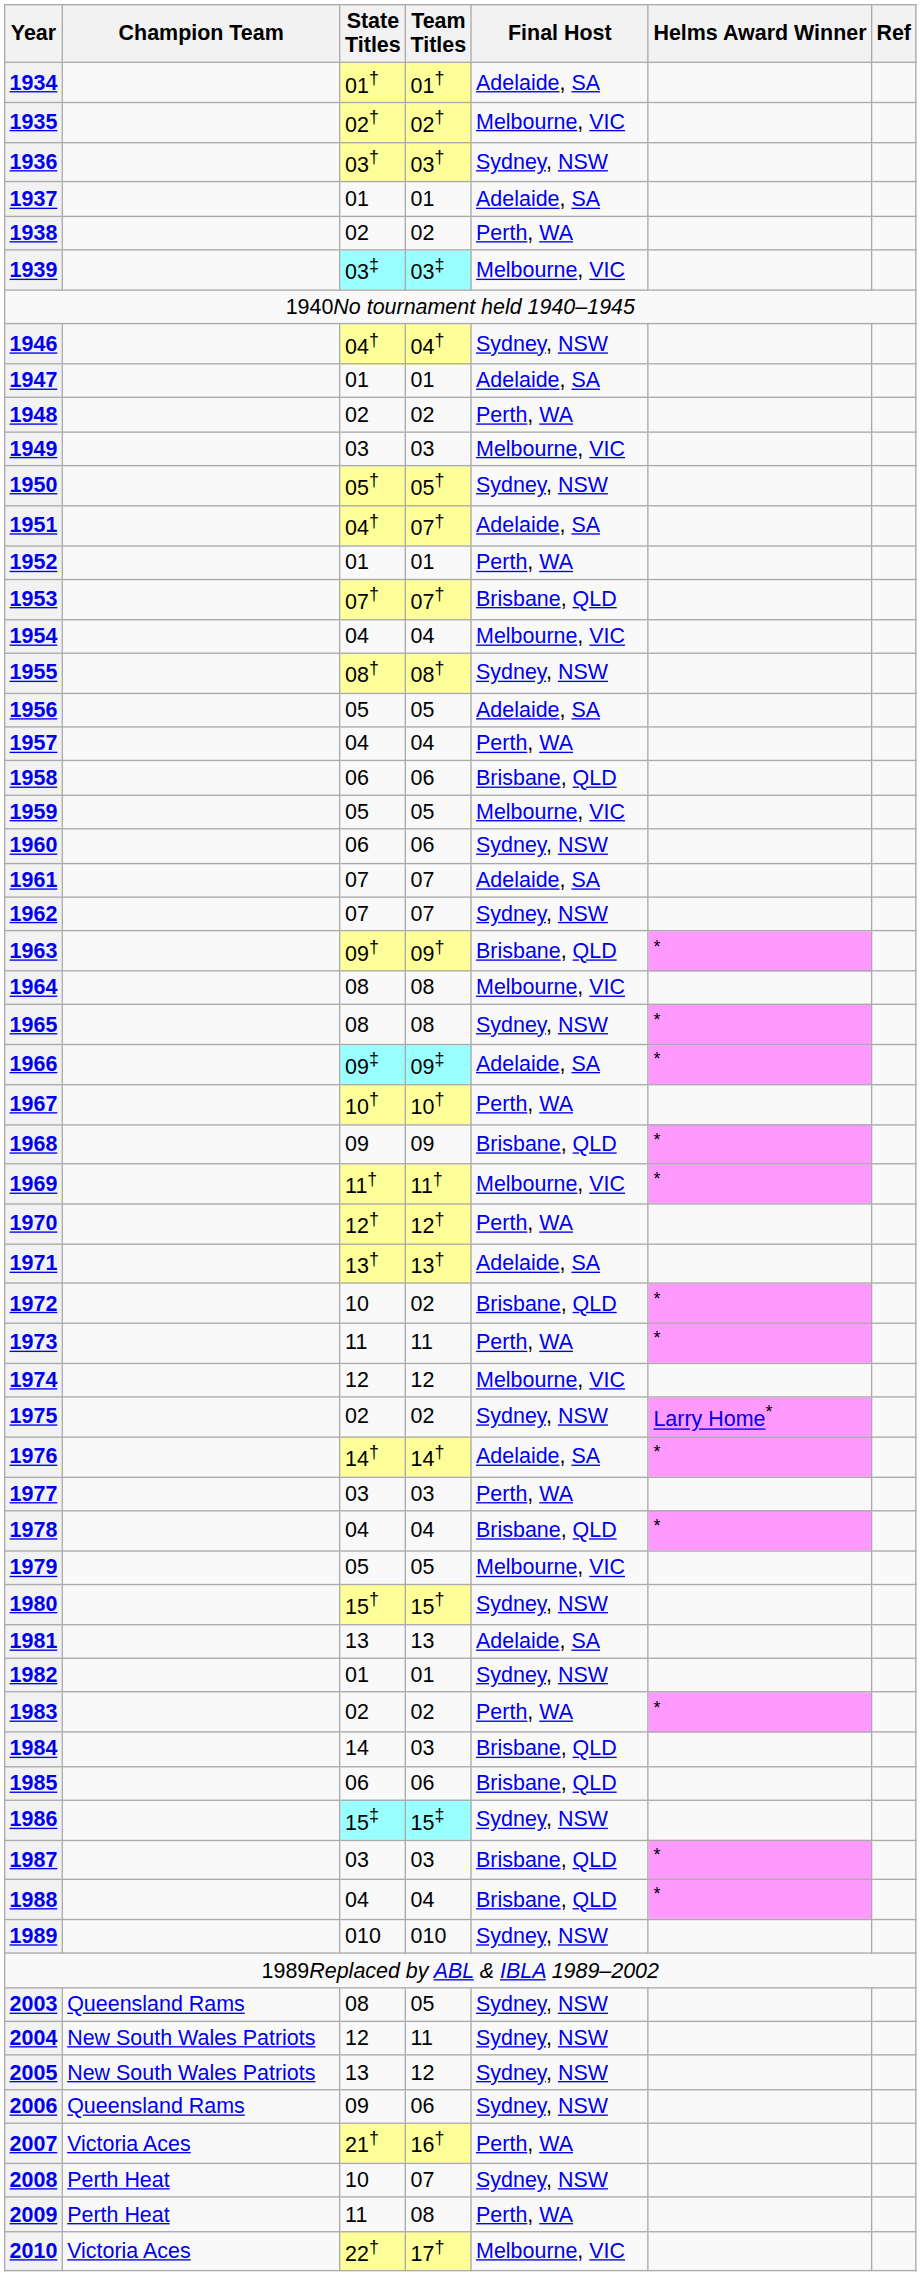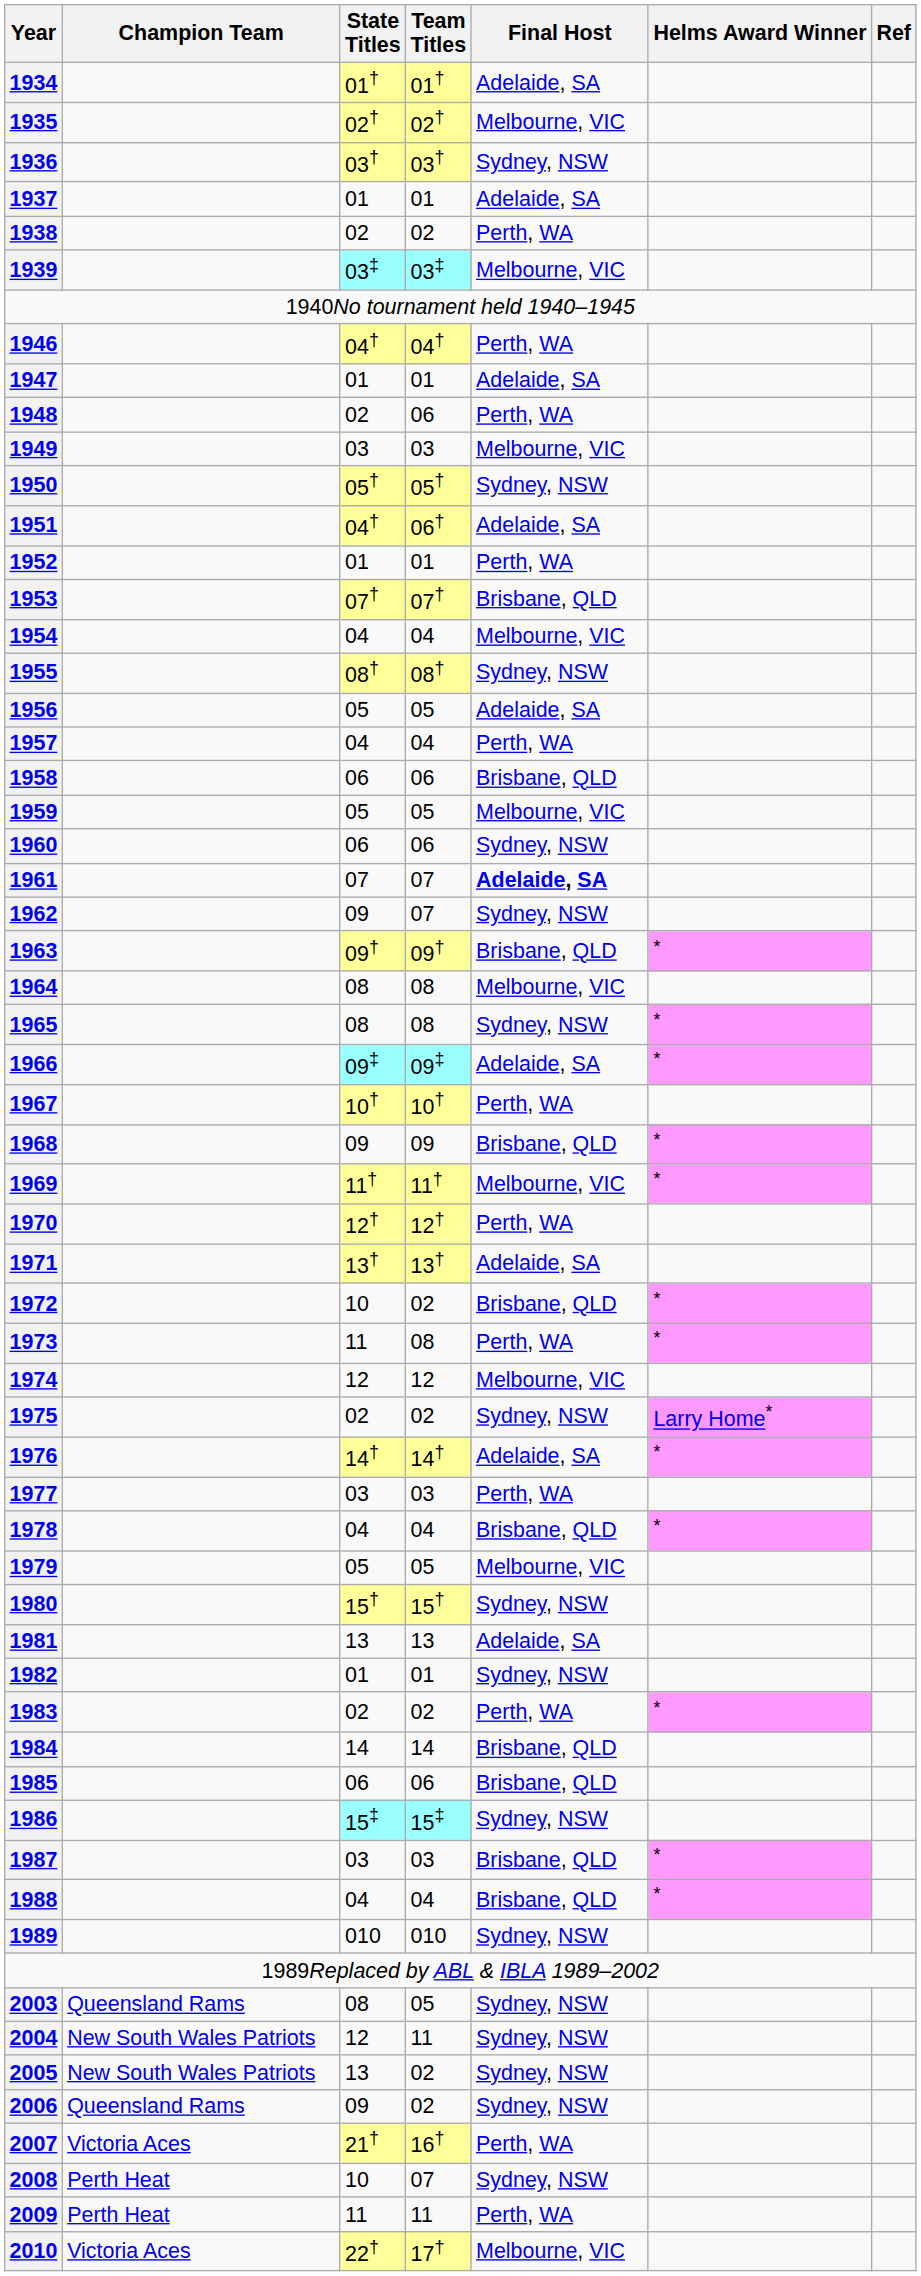(542, 343) Sydney, NSW -> (525, 343) Perth, WA
(422, 414) 02 -> (422, 414) 06
(427, 525) 07† -> (427, 525) 06†
(538, 879) normal -> (542, 879) bold
(357, 913) 07 -> (357, 913) 09
(422, 1342) 11 -> (422, 1342) 08
(422, 1748) 03 -> (422, 1748) 14
(422, 2072) 12 -> (422, 2072) 02
(422, 2106) 06 -> (422, 2106) 02
(422, 2214) 08 -> (422, 2214) 11
